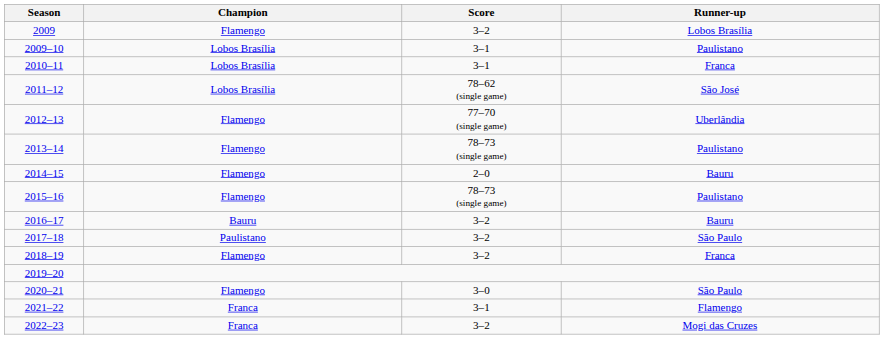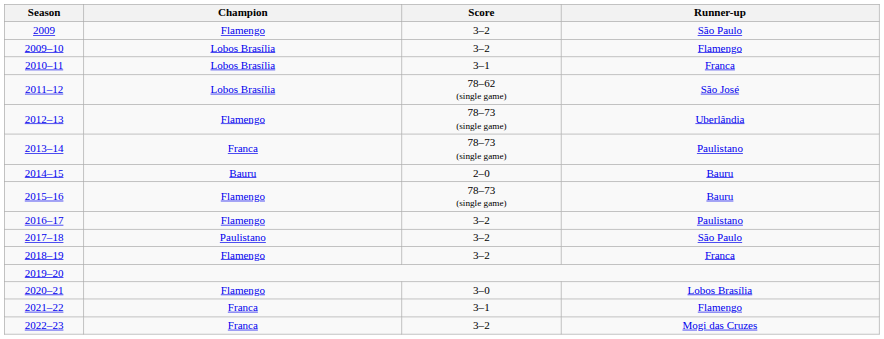(720, 30) Lobos Brasília -> (720, 30) São Paulo
(481, 48) 3–1 -> (481, 48) 3–2
(720, 48) Paulistano -> (720, 48) Flamengo
(481, 119) 77–70 (single game) -> (481, 119) 78–73 (single game)
(243, 149) Flamengo -> (243, 149) Franca
(243, 173) Flamengo -> (243, 173) Bauru
(720, 196) Paulistano -> (720, 196) Bauru
(243, 220) Bauru -> (243, 220) Flamengo
(720, 220) Bauru -> (720, 220) Paulistano
(720, 290) São Paulo -> (720, 290) Lobos Brasília
